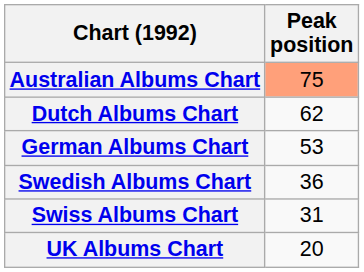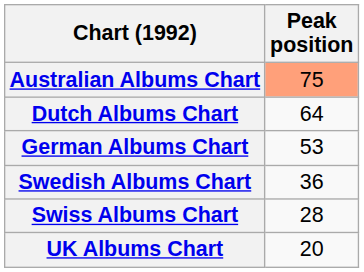(312, 113) 62 -> (312, 113) 64
(312, 215) 31 -> (312, 215) 28
